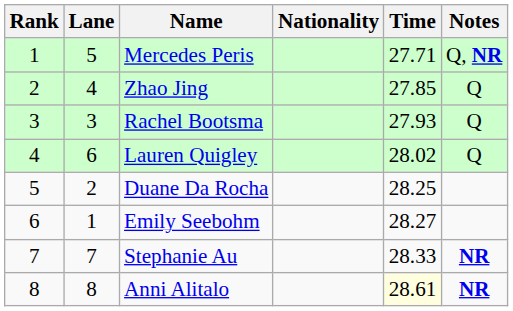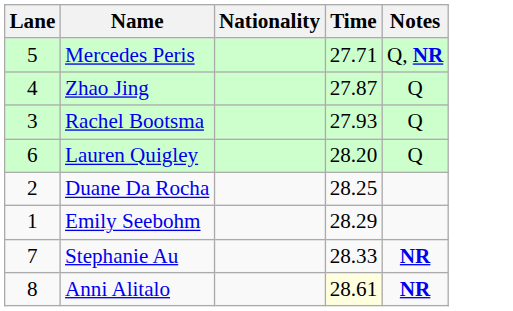- column: (34, 21)
(412, 88) 27.85 -> (353, 88) 27.87
(412, 155) 28.02 -> (353, 155) 28.20
(412, 222) 28.27 -> (353, 222) 28.29
